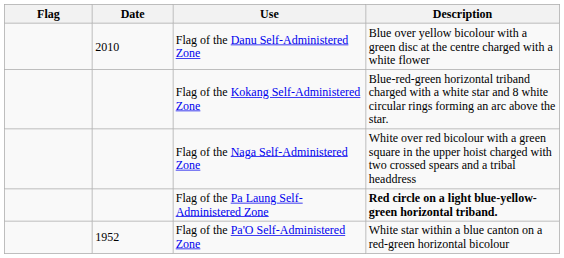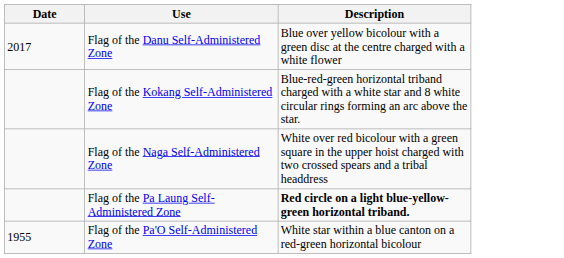- column: (48, 14)
(107, 46) 2010 -> (19, 46) 2017
(107, 237) 1952 -> (19, 237) 1955
